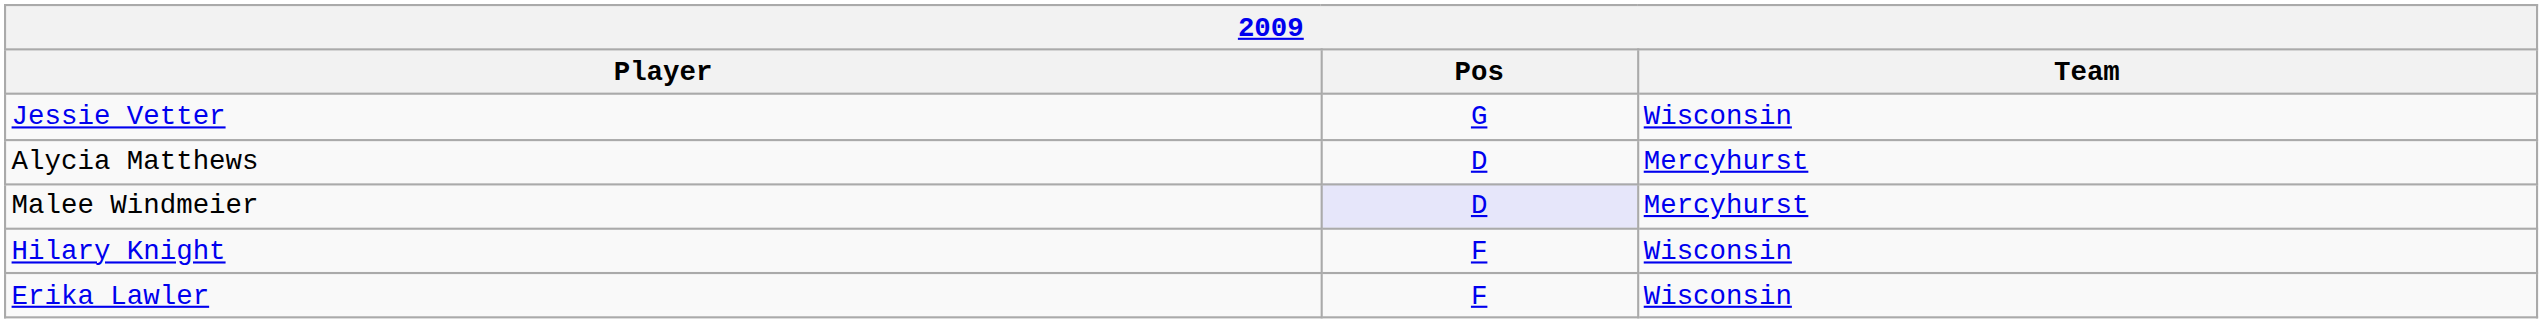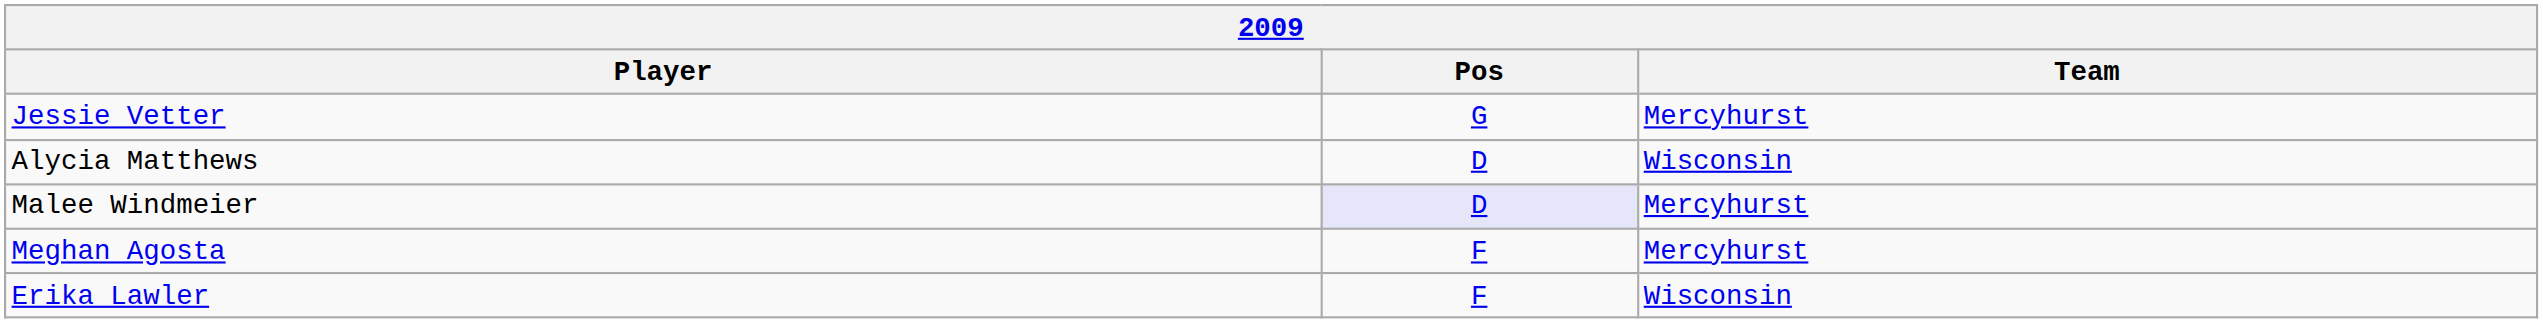(1718, 117) Wisconsin -> (1726, 117) Mercyhurst
(1726, 162) Mercyhurst -> (1718, 162) Wisconsin
+ row: (119, 251)
- row: (119, 251)
